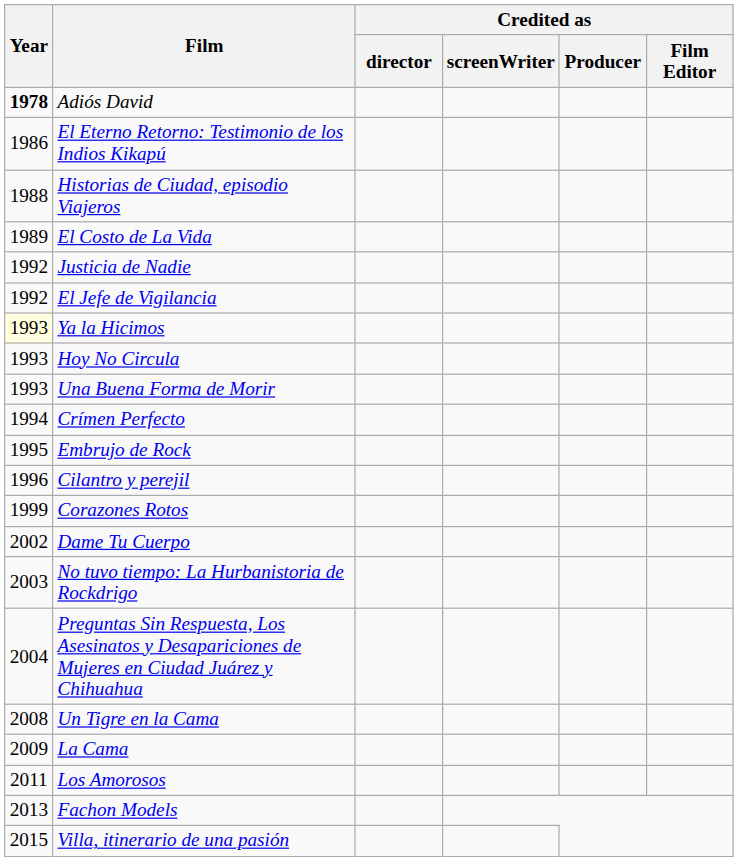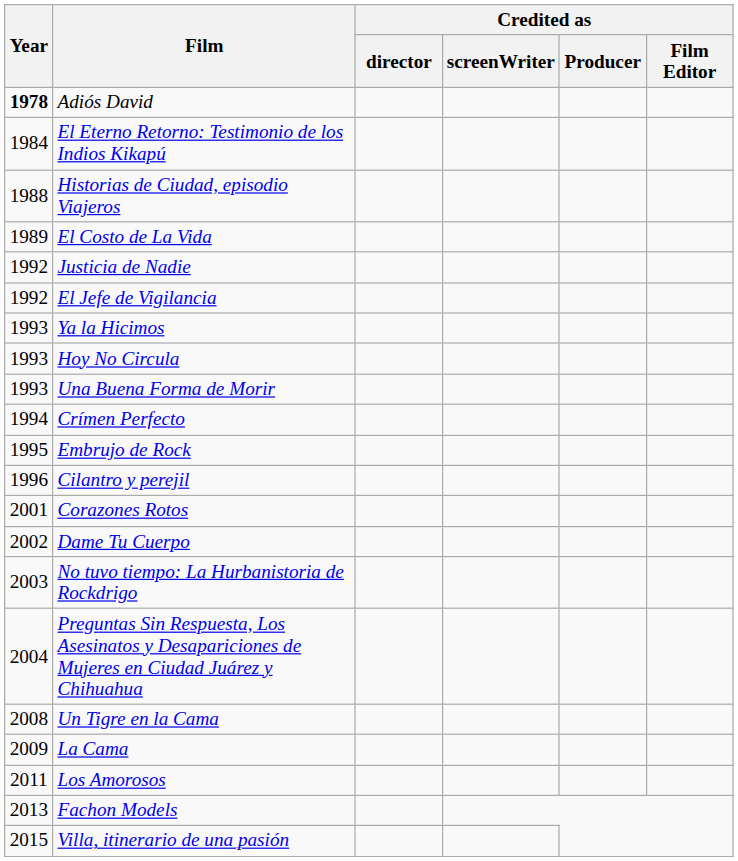(29, 143) 1986 -> (29, 143) 1984
(29, 328) lightyellow background -> (29, 328) no background
(29, 510) 1999 -> (29, 510) 2001
